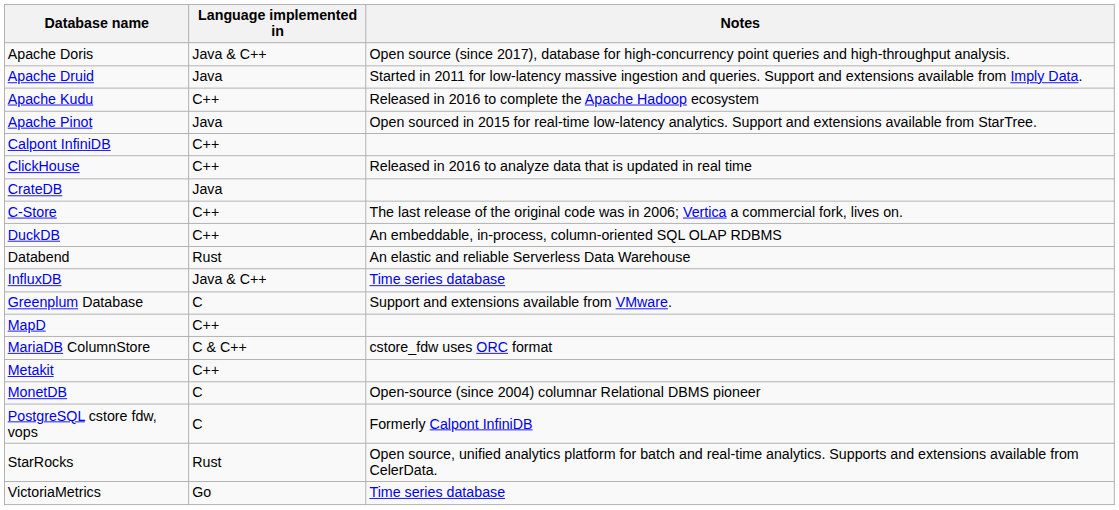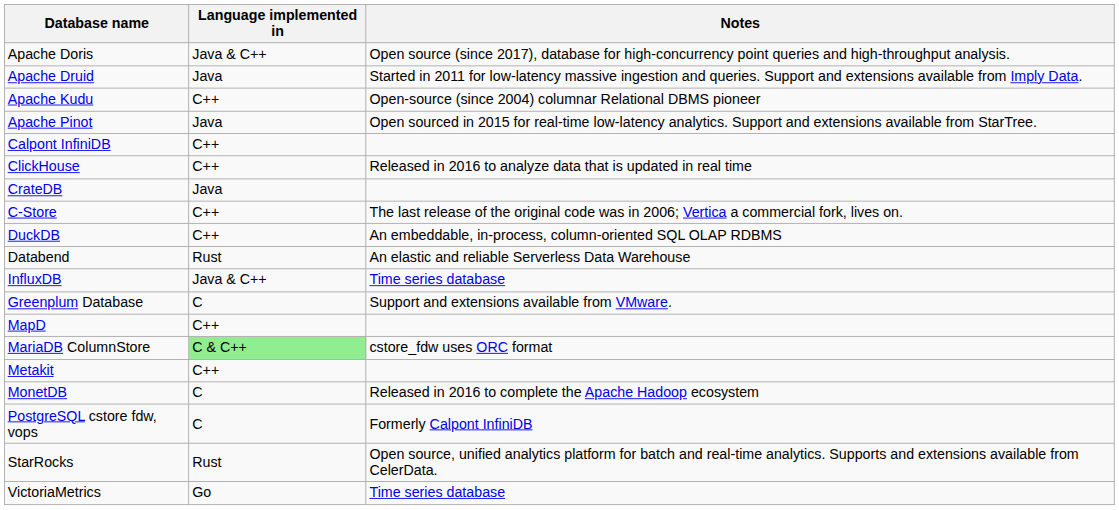(564, 99) Released in 2016 to complete the Apache Hadoop ecosystem -> (565, 99) Open-source (since 2004) columnar Relational DBMS pioneer
(220, 347) no background -> (220, 347) lightgreen background
(565, 393) Open-source (since 2004) columnar Relational DBMS pioneer -> (564, 393) Released in 2016 to complete the Apache Hadoop ecosystem
